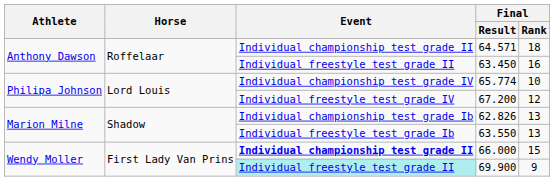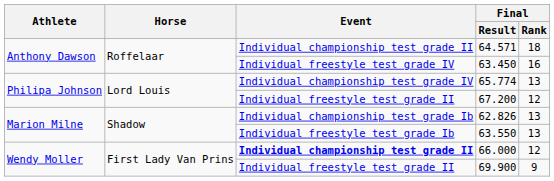(347, 64) Individual freestyle test grade II -> (347, 64) Individual freestyle test grade IV
(534, 82) 10 -> (534, 82) 13
(347, 99) Individual freestyle test grade IV -> (347, 99) Individual freestyle test grade II
(534, 150) 15 -> (534, 150) 12
(347, 167) paleturquoise background -> (347, 167) no background
